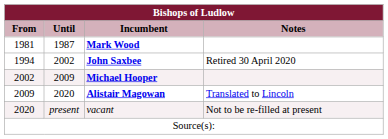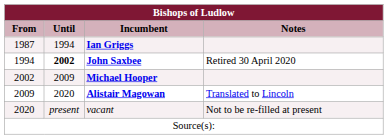- row: (113, 45)
+ row: (110, 45)
(64, 61) normal -> (64, 61) bold
